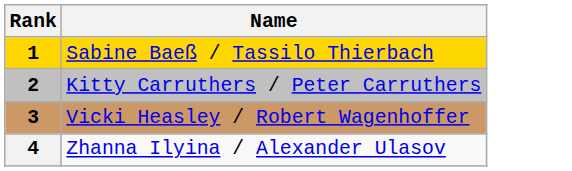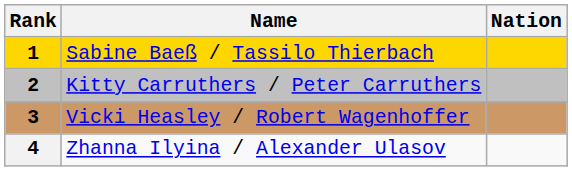+ column: (526, 21)
